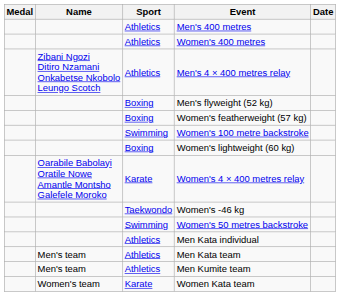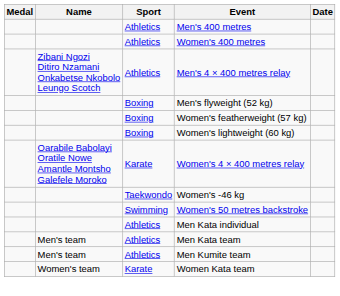- row: (243, 133)
